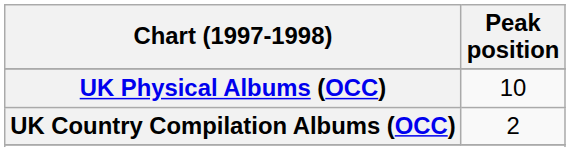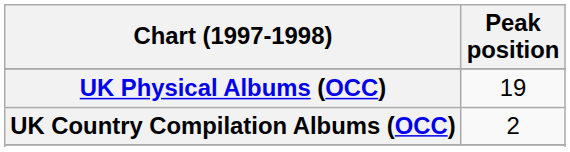(513, 88) 10 -> (513, 88) 19
